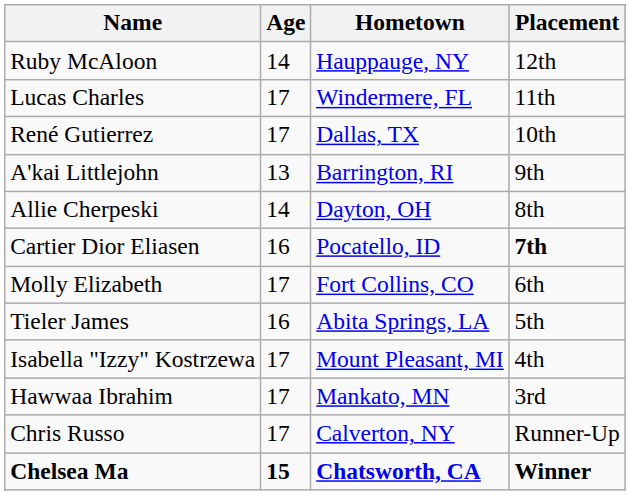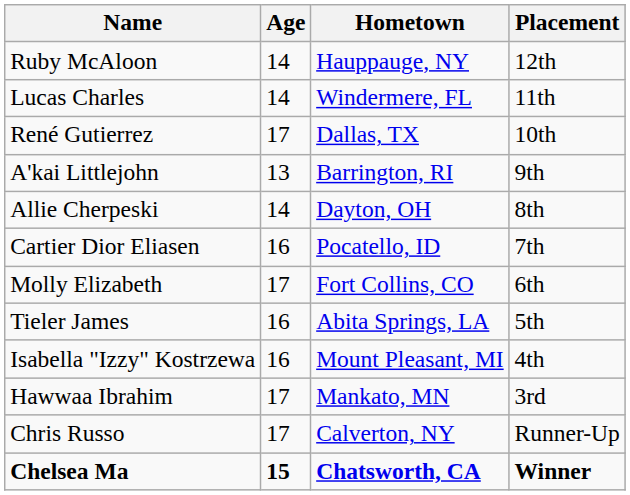(278, 97) 17 -> (278, 97) 14
(531, 246) bold -> (530, 246) normal
(278, 358) 17 -> (278, 358) 16
